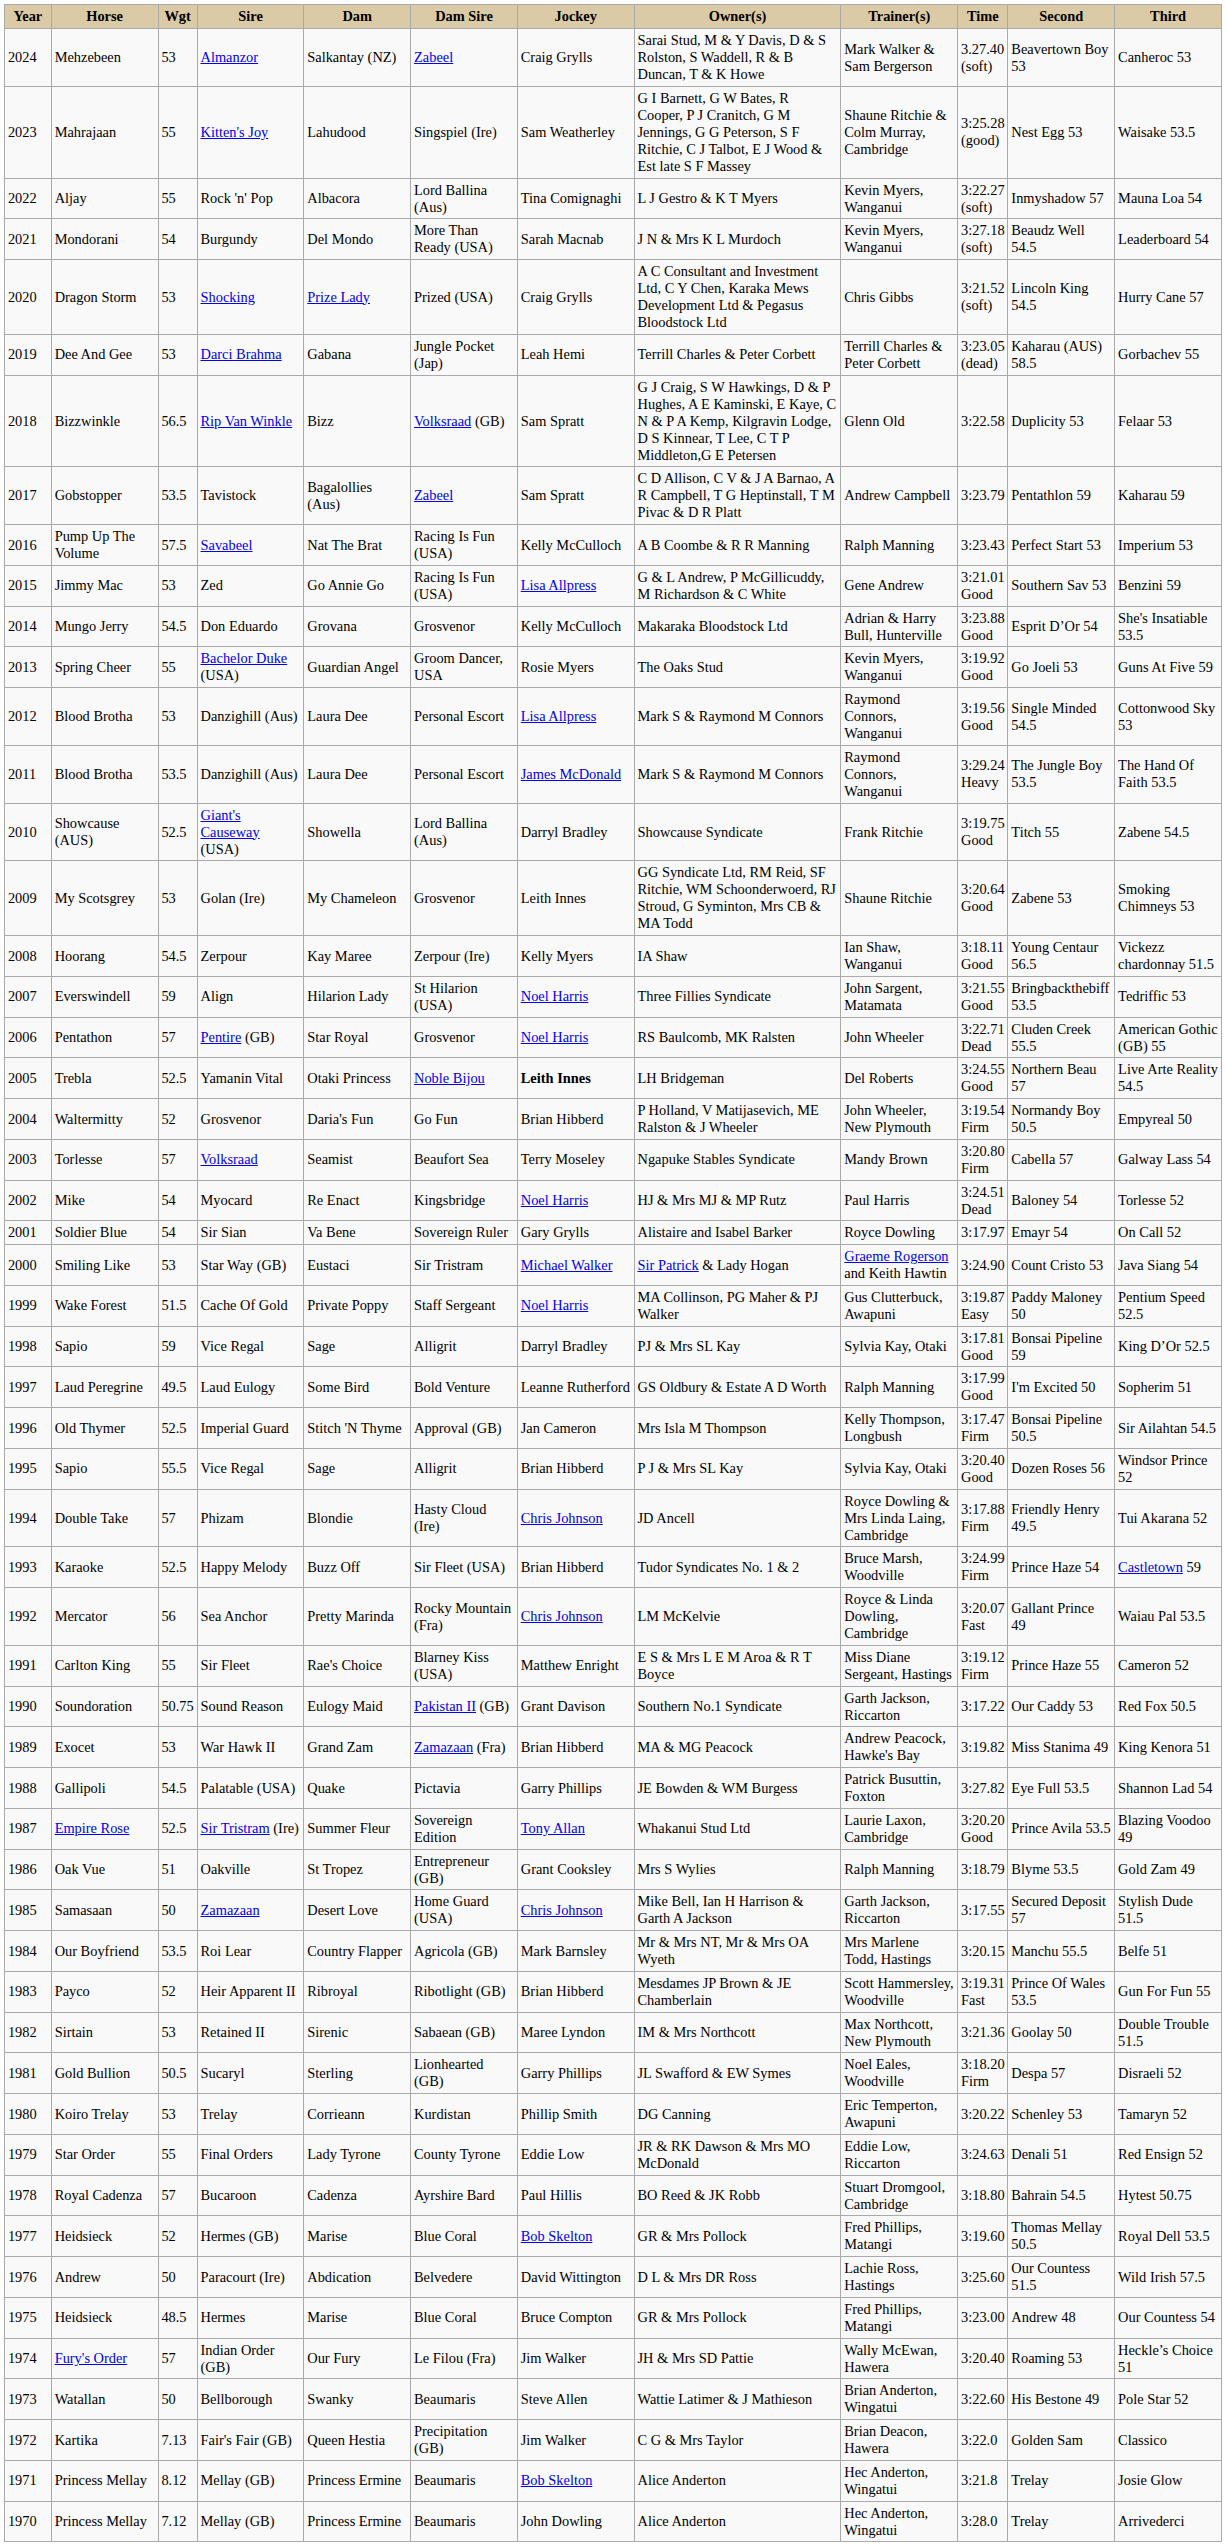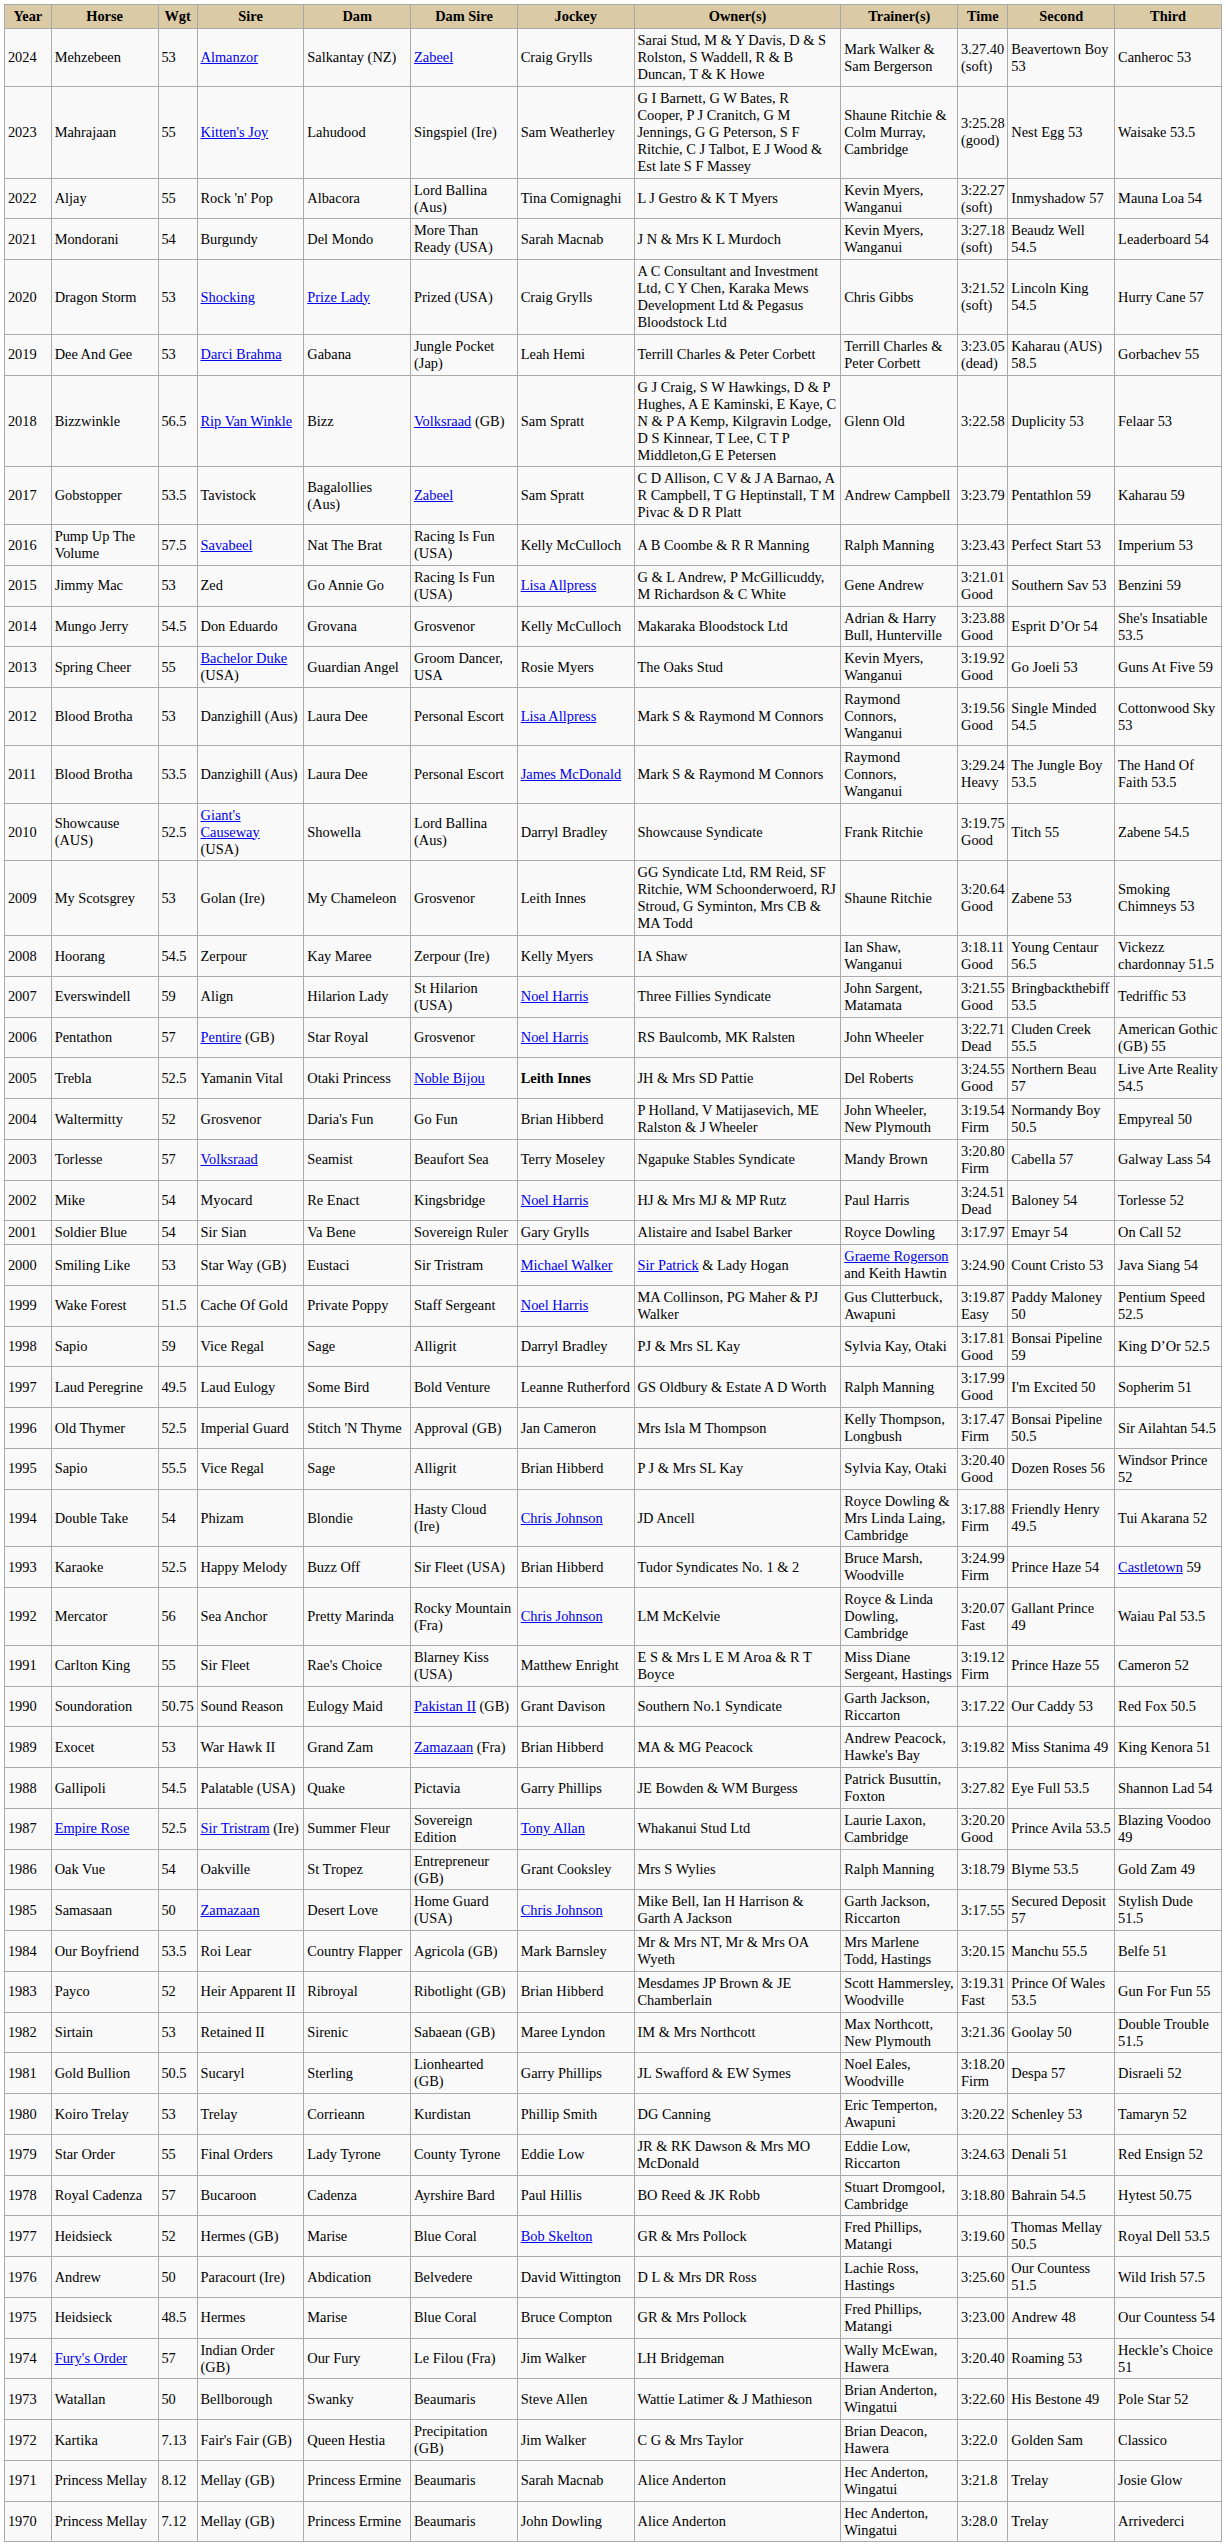(681, 1078) LH Bridgeman -> (695, 1078) JH & Mrs SD Pattie
(169, 1518) 57 -> (169, 1518) 54
(169, 1869) 51 -> (169, 1869) 54
(695, 2358) JH & Mrs SD Pattie -> (681, 2358) LH Bridgeman
(557, 2480) Bob Skelton -> (562, 2480) Sarah Macnab
